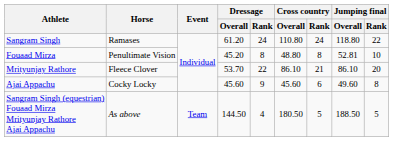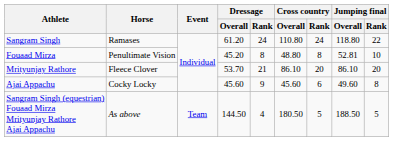(262, 70) 22 -> (262, 70) 21
(319, 70) 21 -> (319, 70) 20
